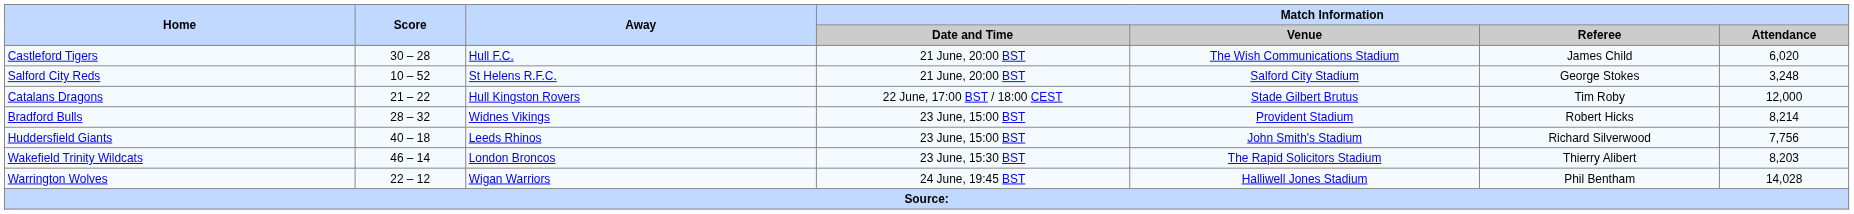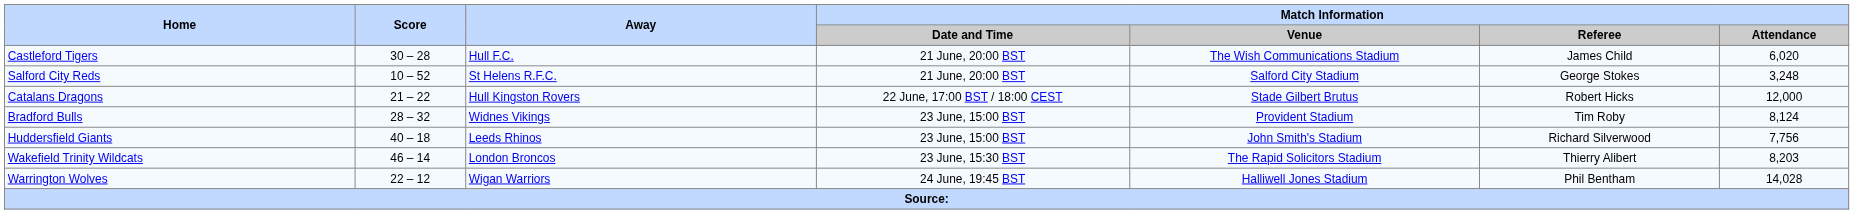(1600, 97) Tim Roby -> (1600, 97) Robert Hicks
(1600, 117) Robert Hicks -> (1600, 117) Tim Roby
(1784, 117) 8,214 -> (1784, 117) 8,124
